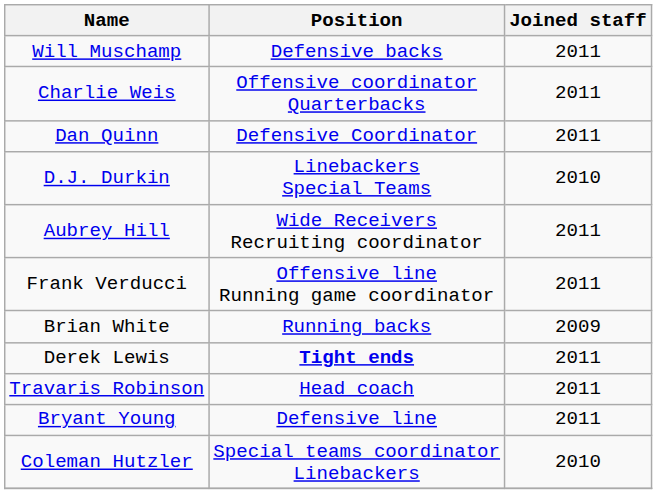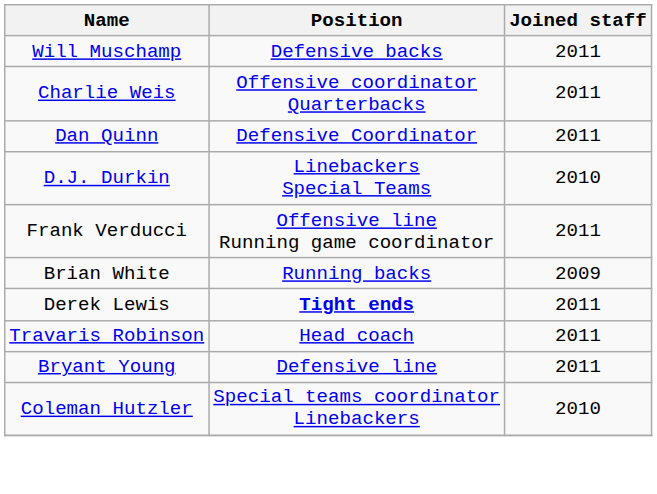- row: (107, 231)
